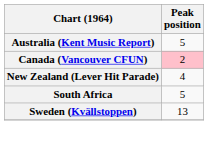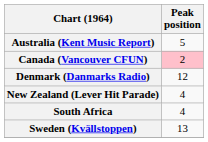+ row: (83, 77)
(182, 94) 5 -> (182, 111) 4
